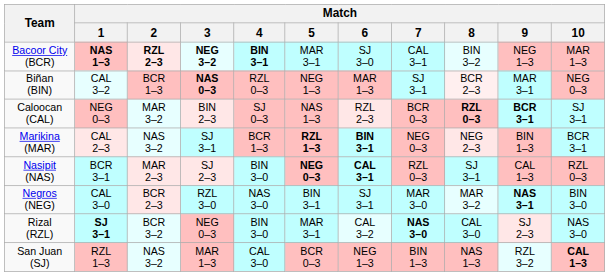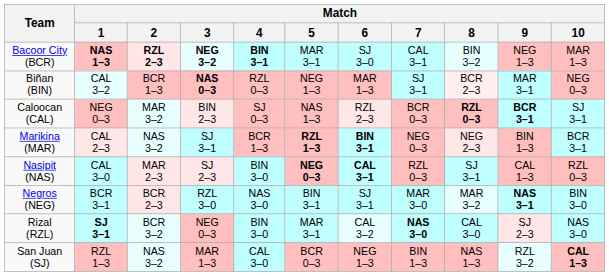(101, 171) BCR 3–1 -> (101, 171) CAL 3–0
(101, 200) CAL 3–0 -> (101, 200) BCR 3–1
